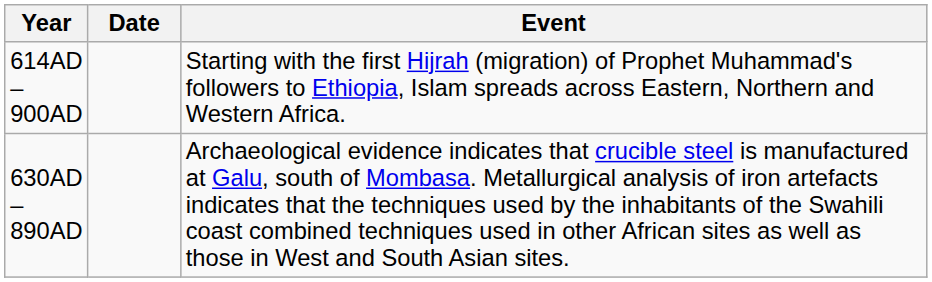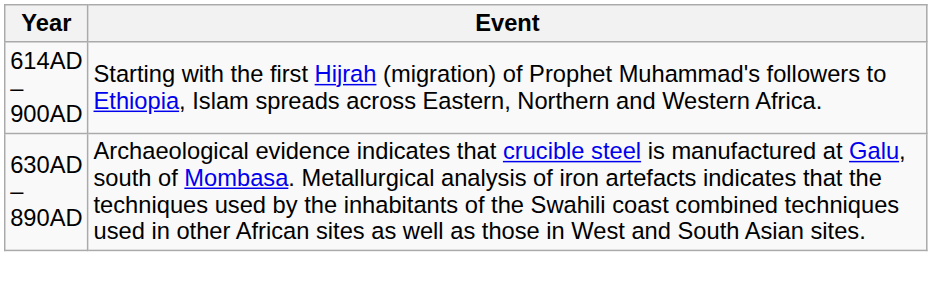- column: (134, 23)
